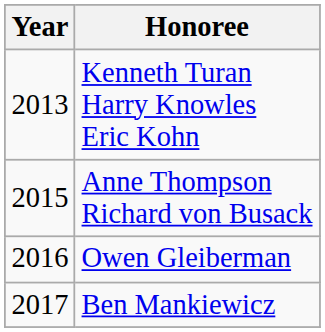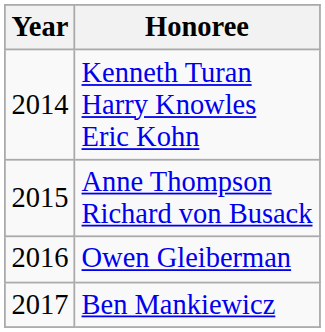(40, 104) 2013 -> (40, 104) 2014
